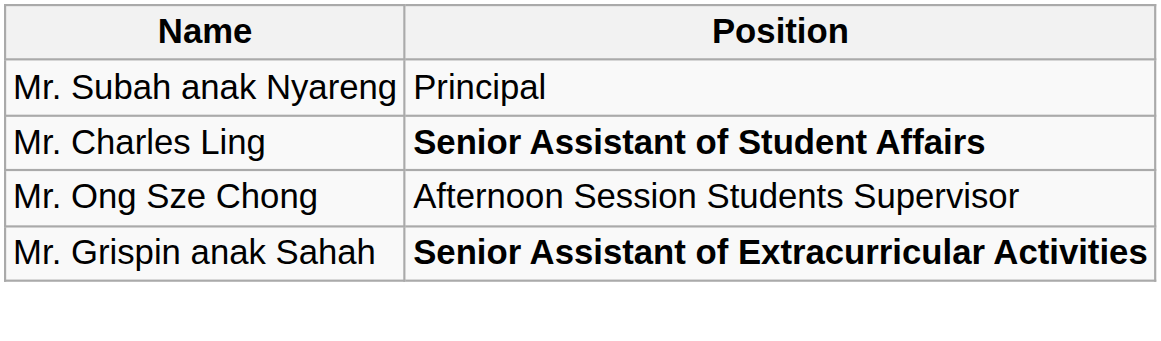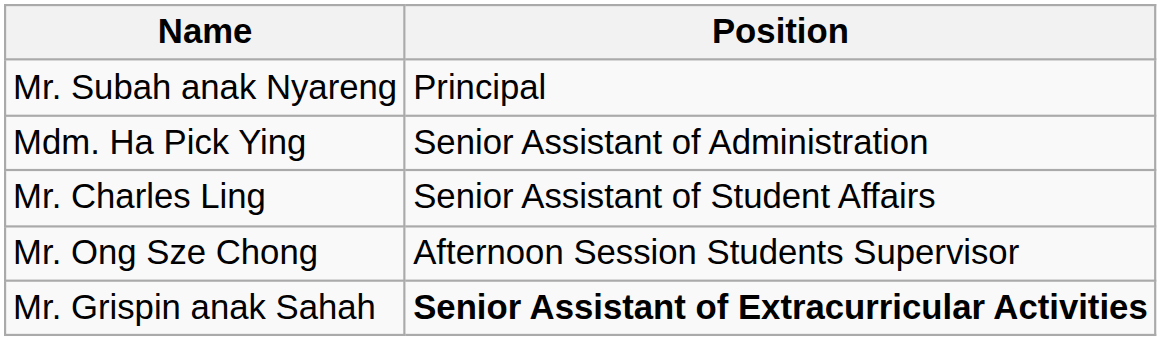+ row: (160, 142)
(699, 142) bold -> (674, 197) normal
